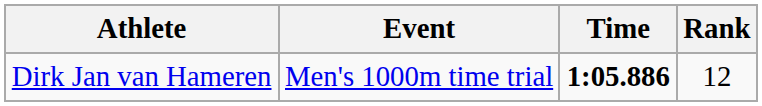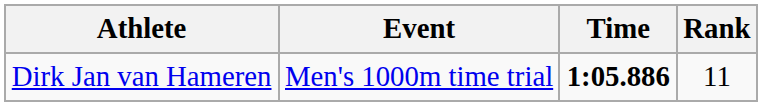(717, 76) 12 -> (717, 76) 11
